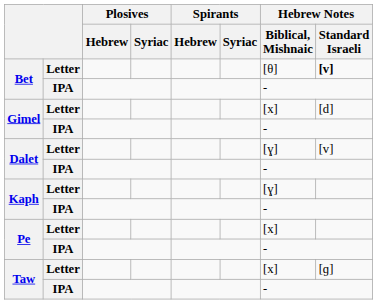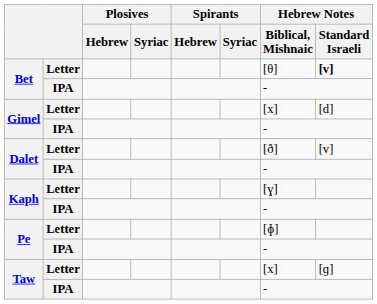(270, 149) [ɣ] -> (270, 149) [ð]
(270, 229) [x] -> (271, 229) [ɸ]
